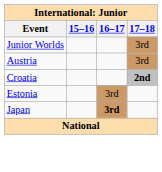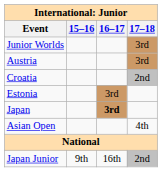(142, 77) bold -> (142, 77) normal
+ row: (31, 126)
+ row: (32, 158)
